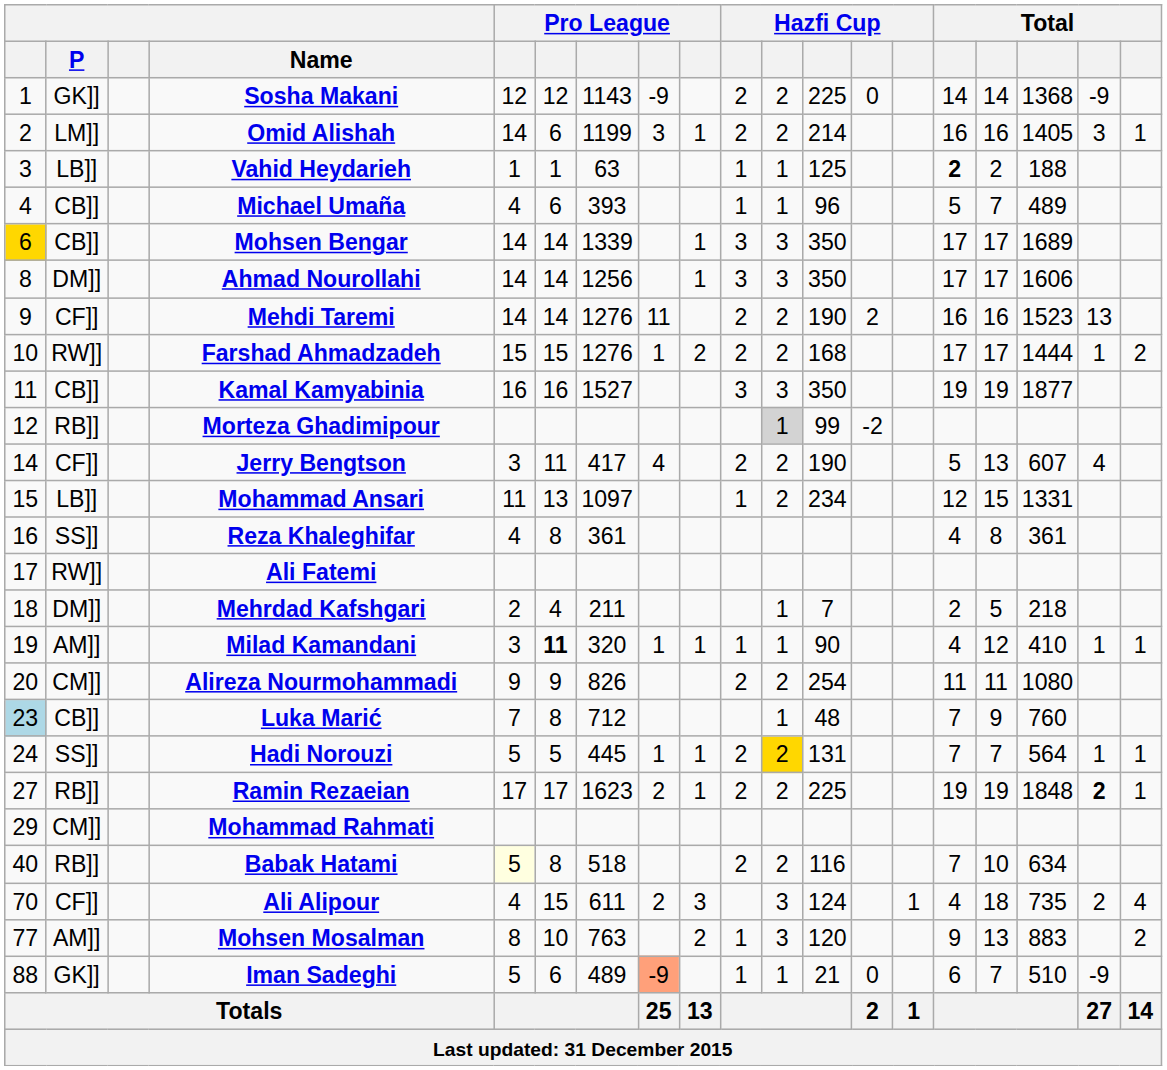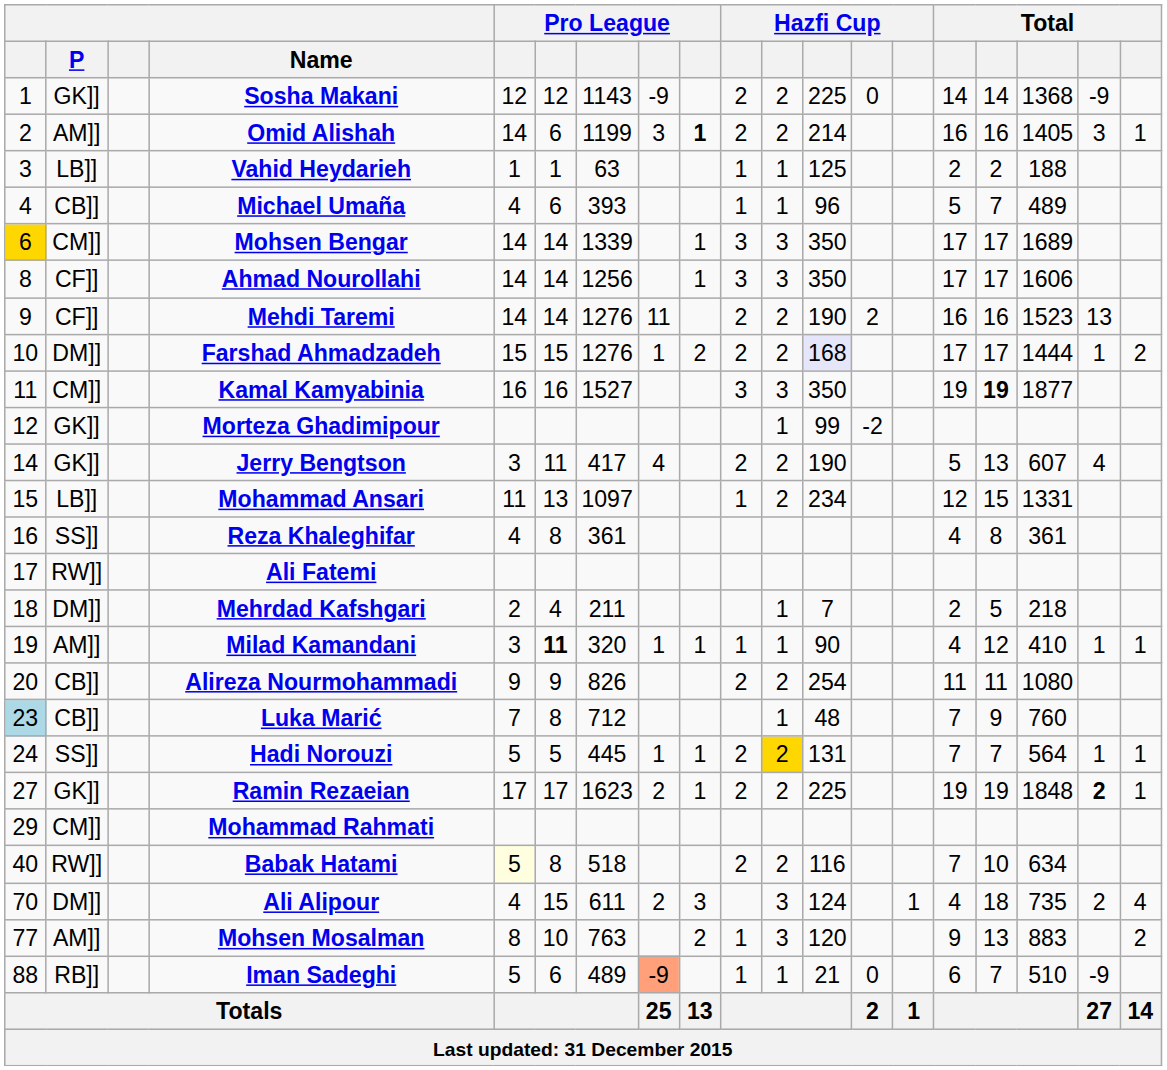(77, 133) LM]] -> (77, 133) AM]]
(700, 133) normal -> (700, 133) bold
(955, 170) bold -> (955, 170) normal
(77, 243) CB]] -> (77, 243) CM]]
(77, 279) DM]] -> (77, 279) CF]]
(77, 352) RW]] -> (77, 352) DM]]
(827, 352) no background -> (827, 352) lavender background
(77, 389) CB]] -> (77, 389) CM]]
(996, 389) normal -> (996, 389) bold
(77, 426) RB]] -> (77, 426) GK]]
(782, 426) lightgrey background -> (782, 426) no background
(77, 462) CF]] -> (77, 462) GK]]
(77, 682) CM]] -> (77, 682) CB]]
(77, 791) RB]] -> (77, 791) GK]]
(77, 864) RB]] -> (77, 864) RW]]
(77, 901) CF]] -> (77, 901) DM]]
(77, 974) GK]] -> (77, 974) RB]]
